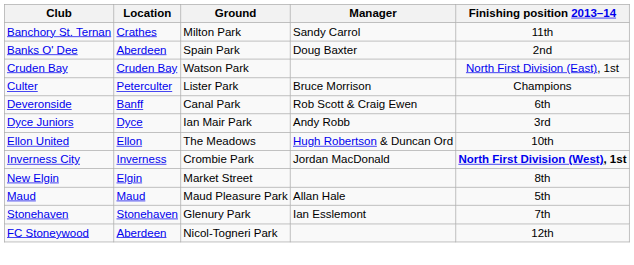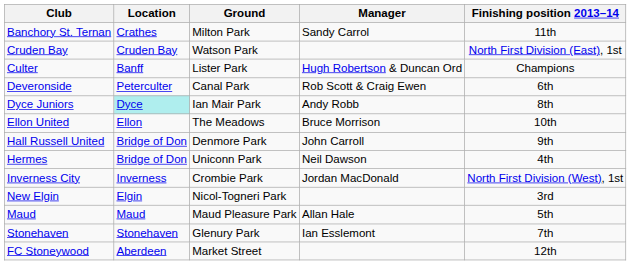- row: (42, 50)
(144, 86) Peterculter -> (130, 68) Banff
(332, 86) Bruce Morrison -> (382, 68) Hugh Robertson & Duncan Ord
(130, 104) Banff -> (144, 86) Peterculter
(130, 123) no background -> (130, 104) paleturquoise background
(542, 123) 3rd -> (545, 104) 8th
(373, 141) Hugh Robertson & Duncan Ord -> (341, 123) Bruce Morrison
+ row: (56, 141)
+ row: (27, 159)
(542, 159) bold -> (545, 178) normal
(218, 178) Market Street -> (239, 196) Nicol-Togneri Park
(542, 178) 8th -> (545, 196) 3rd
(230, 232) Nicol-Togneri Park -> (227, 251) Market Street
